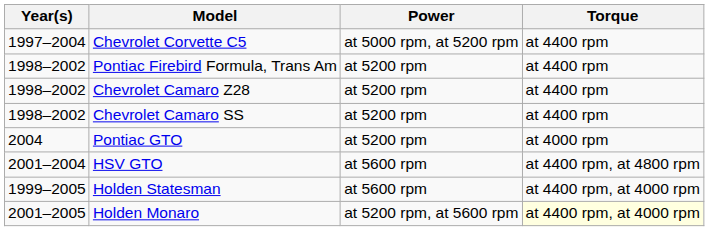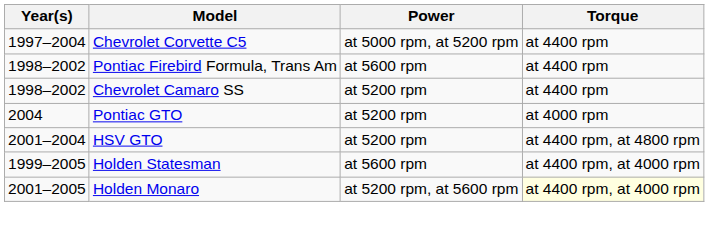(386, 66) at 5200 rpm -> (386, 66) at 5600 rpm
- row: (171, 90)
(386, 164) at 5600 rpm -> (386, 139) at 5200 rpm
